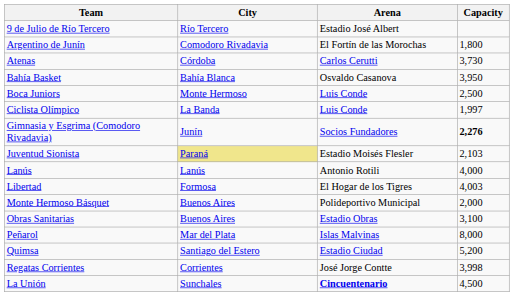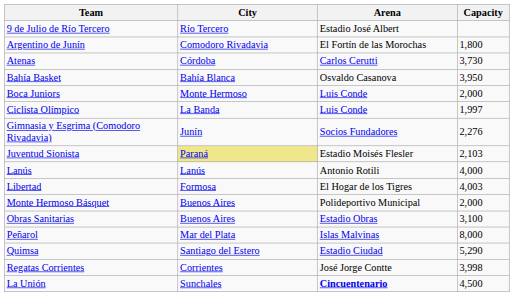(471, 93) 2,500 -> (471, 93) 2,000
(471, 132) bold -> (471, 132) normal
(471, 251) 5,200 -> (471, 251) 5,290
